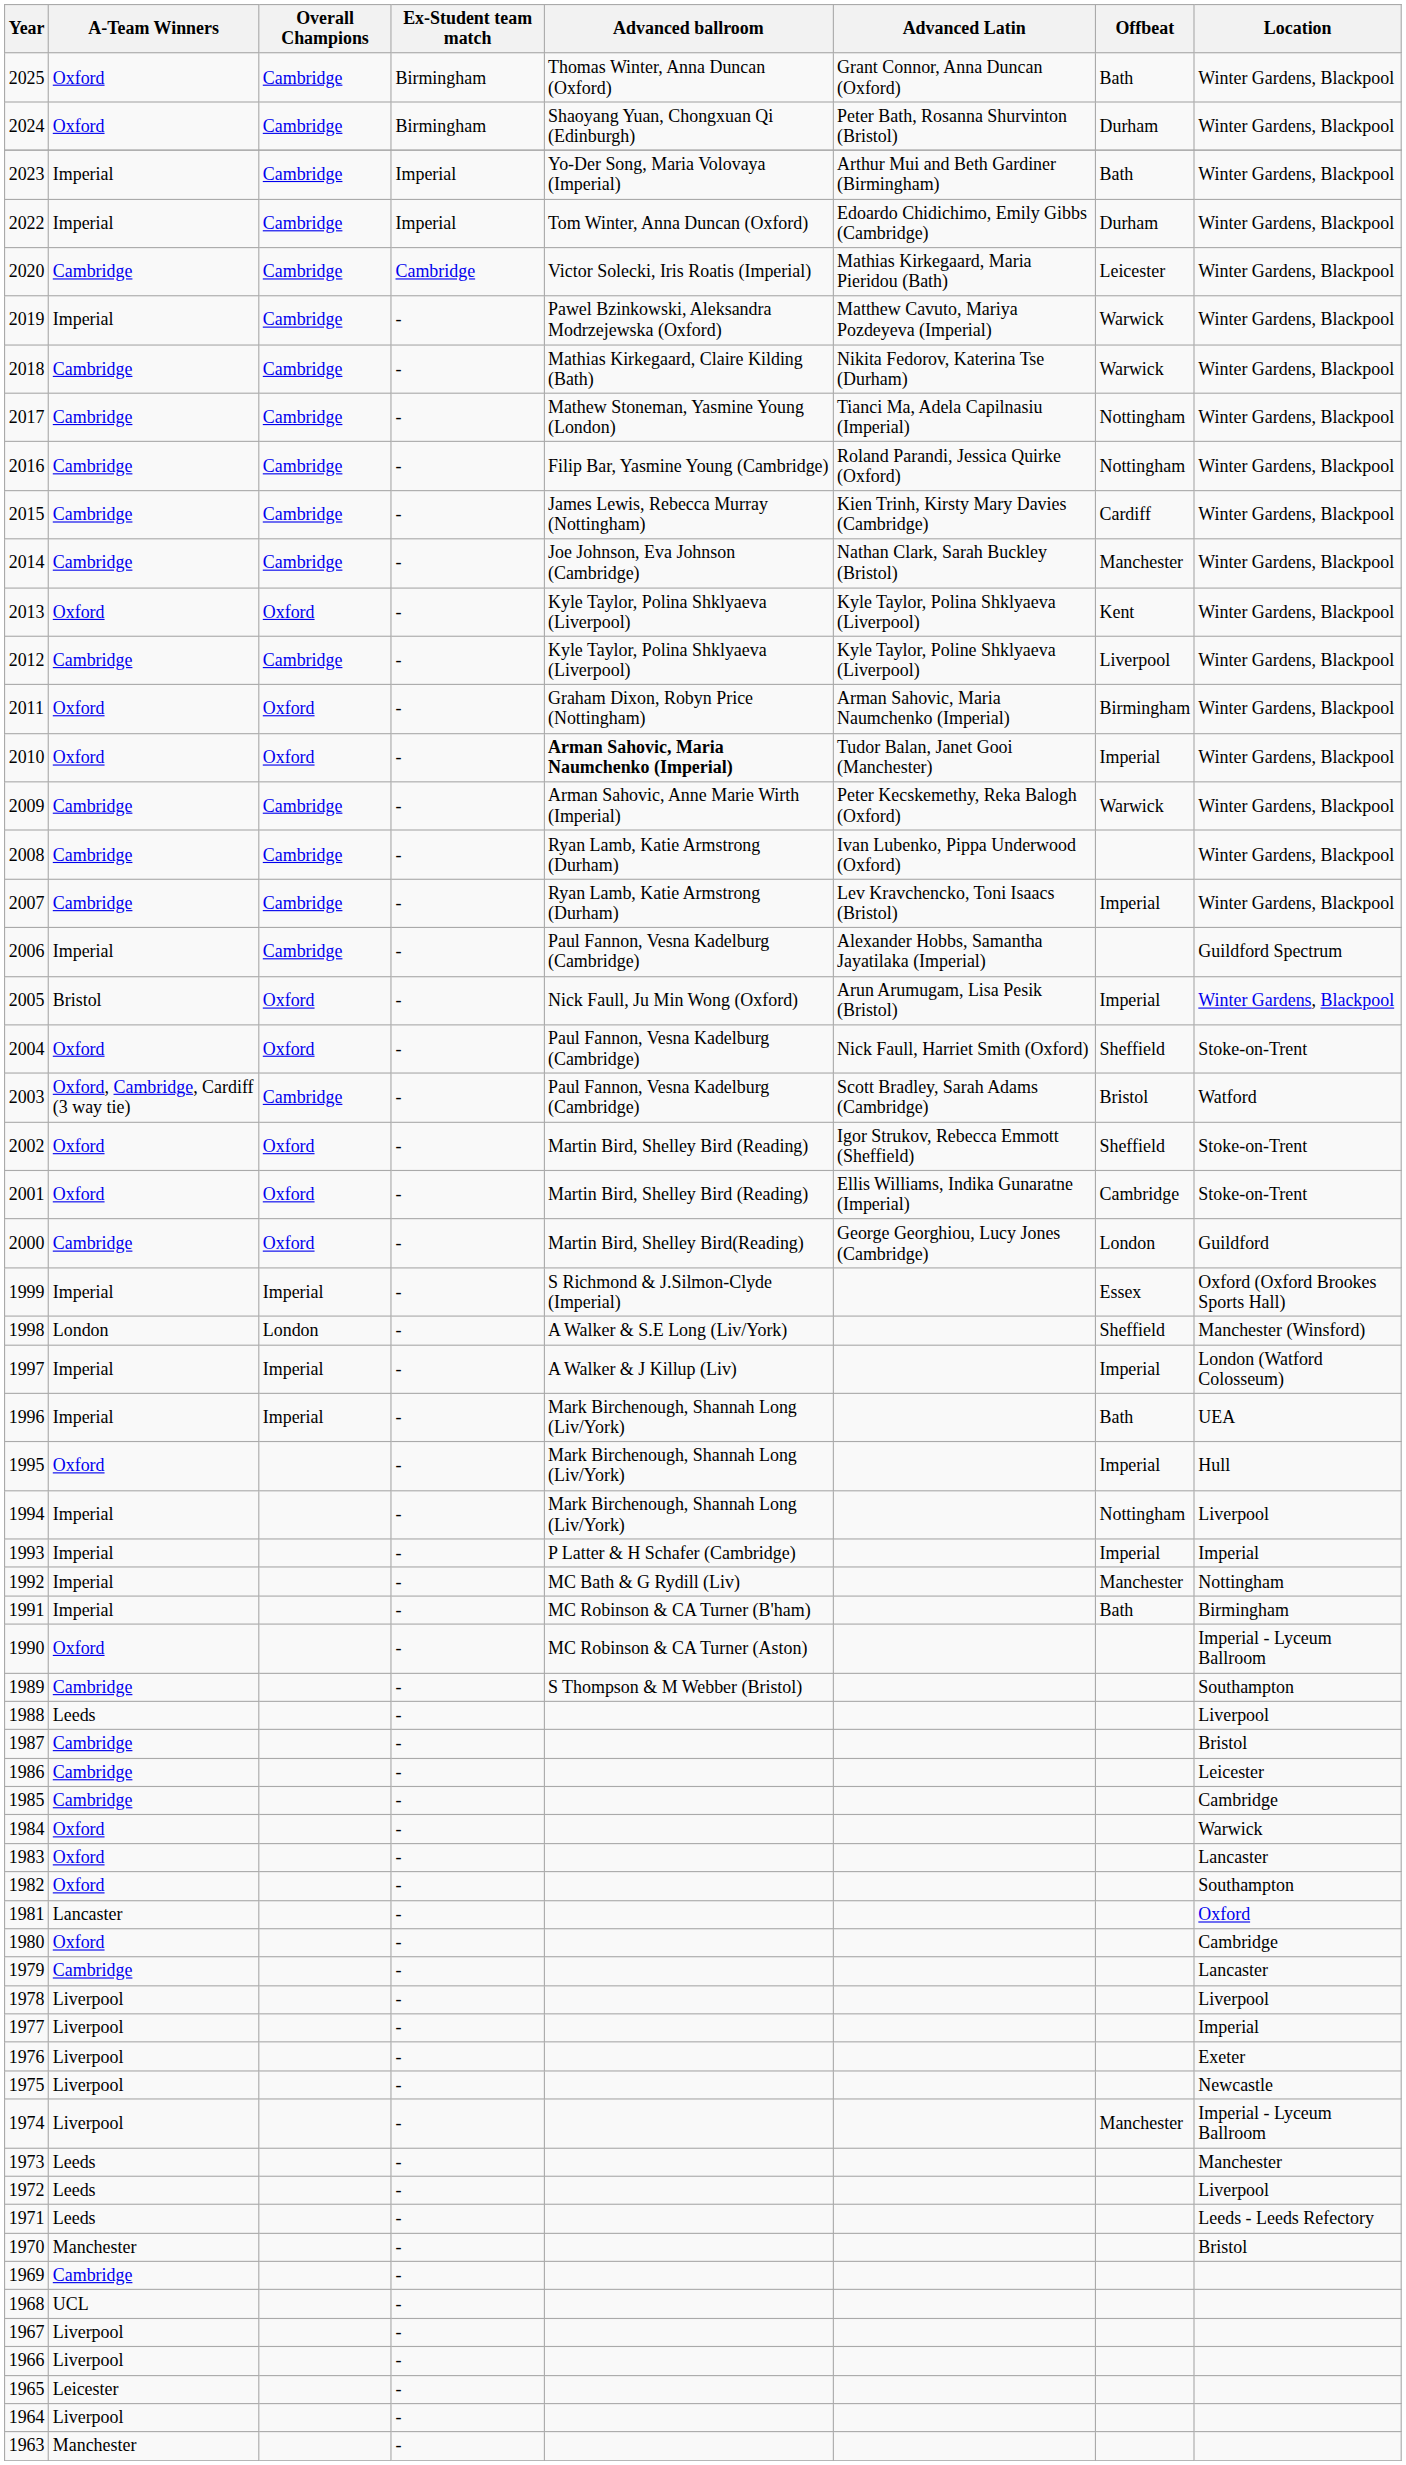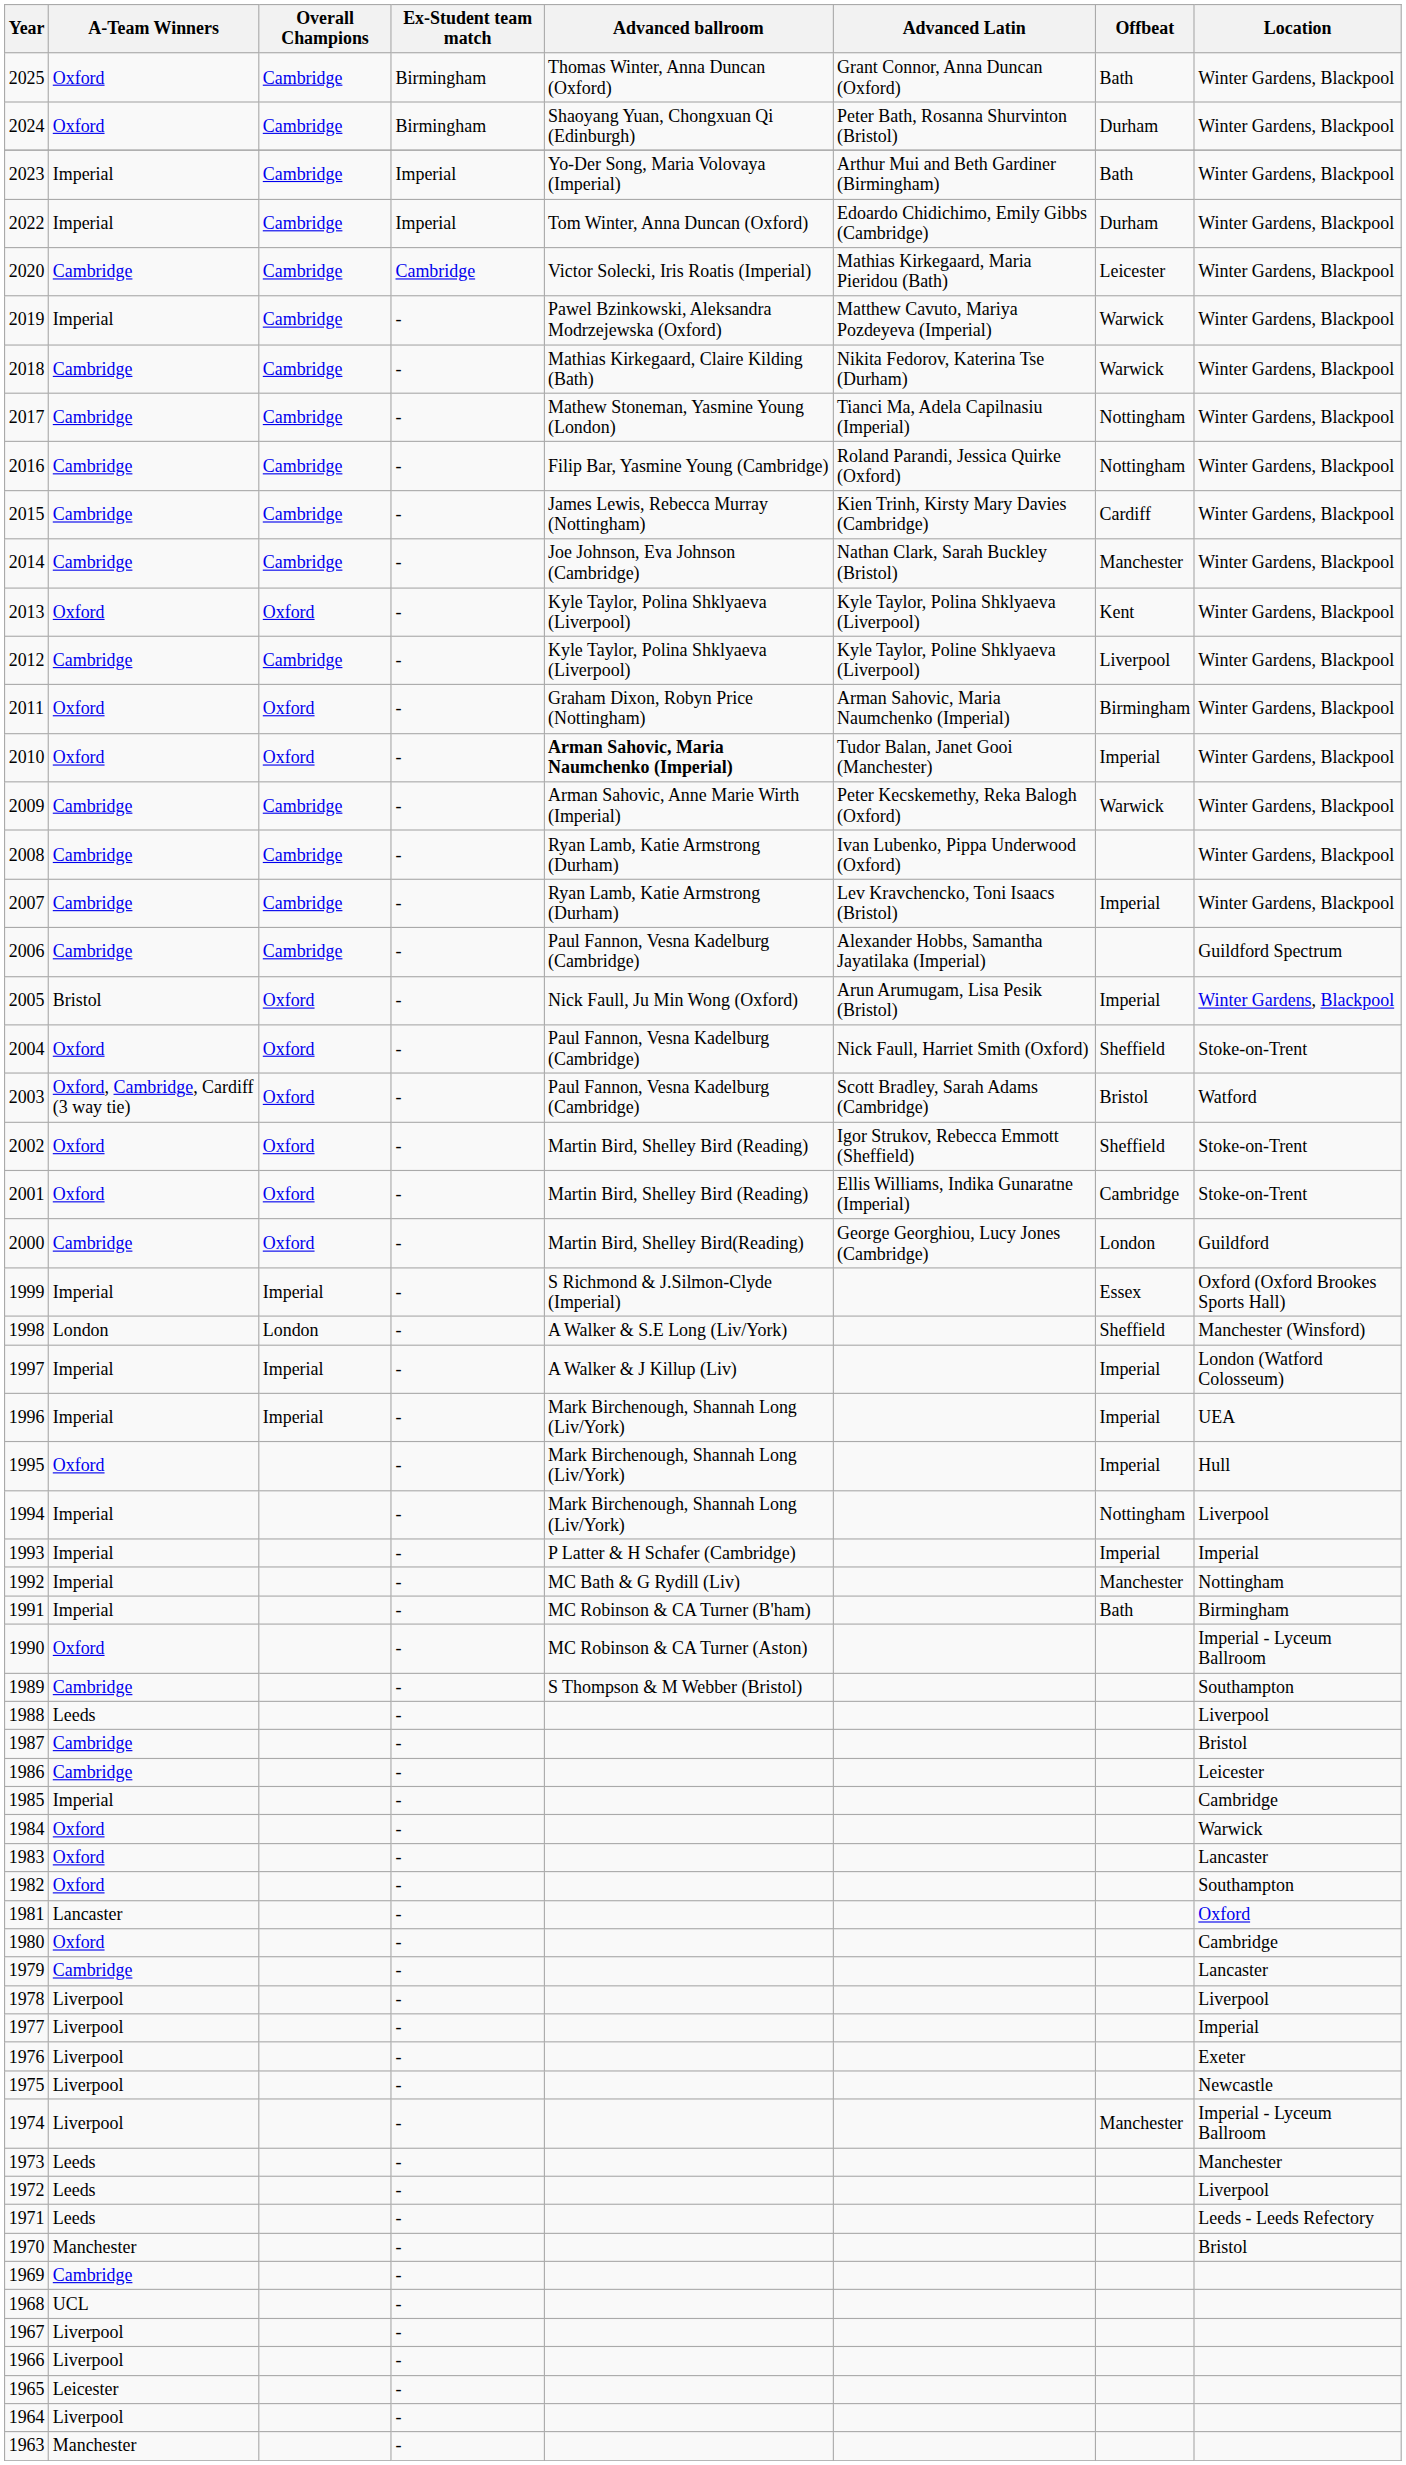(83, 951) Imperial -> (93, 951) Cambridge
(303, 1097) Cambridge -> (289, 1097) Oxford
(1116, 1417) Bath -> (1130, 1417) Imperial
(93, 1800) Cambridge -> (83, 1800) Imperial
